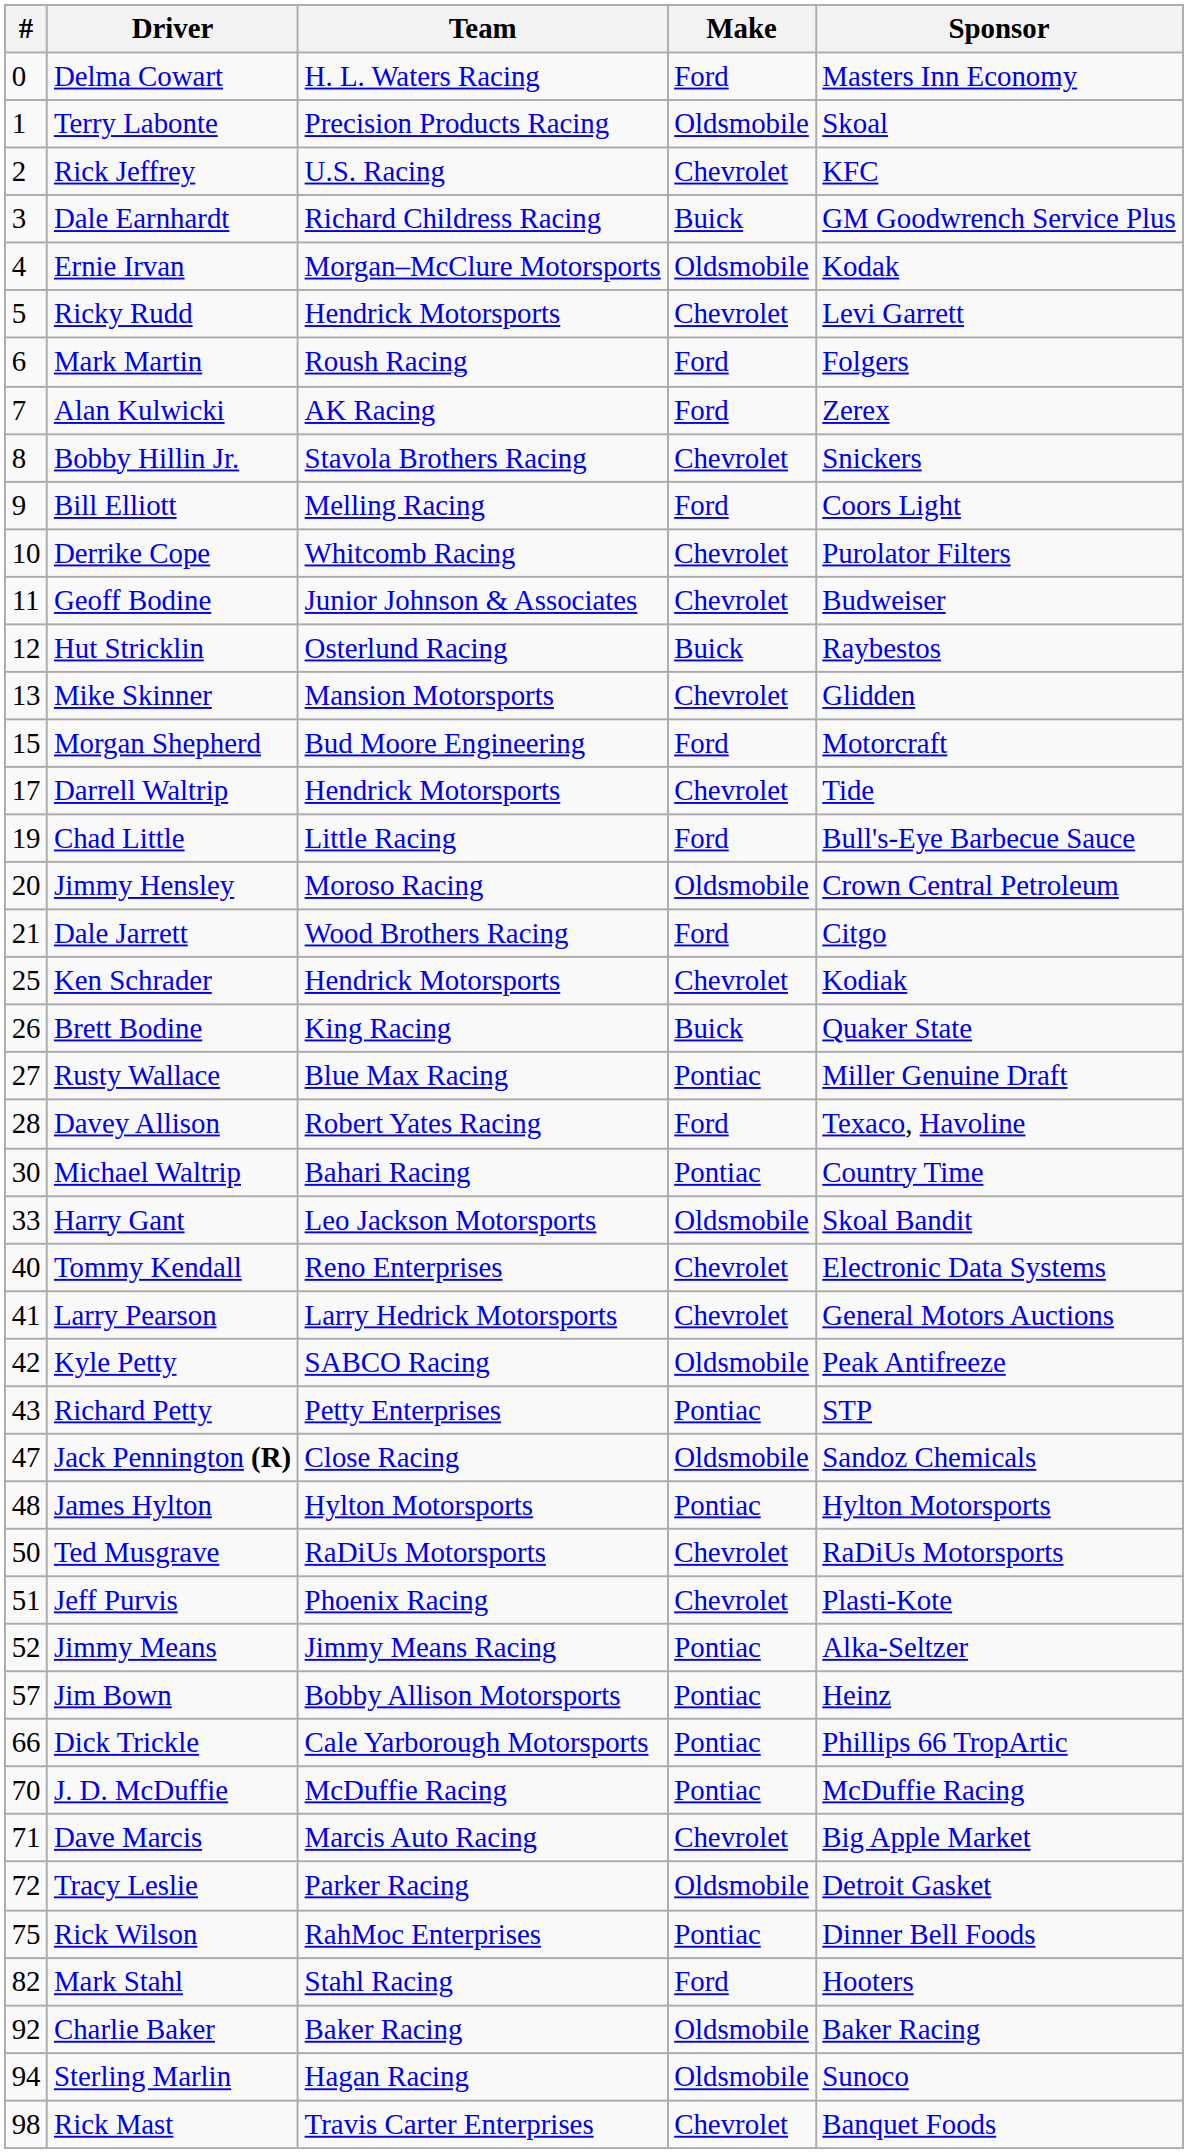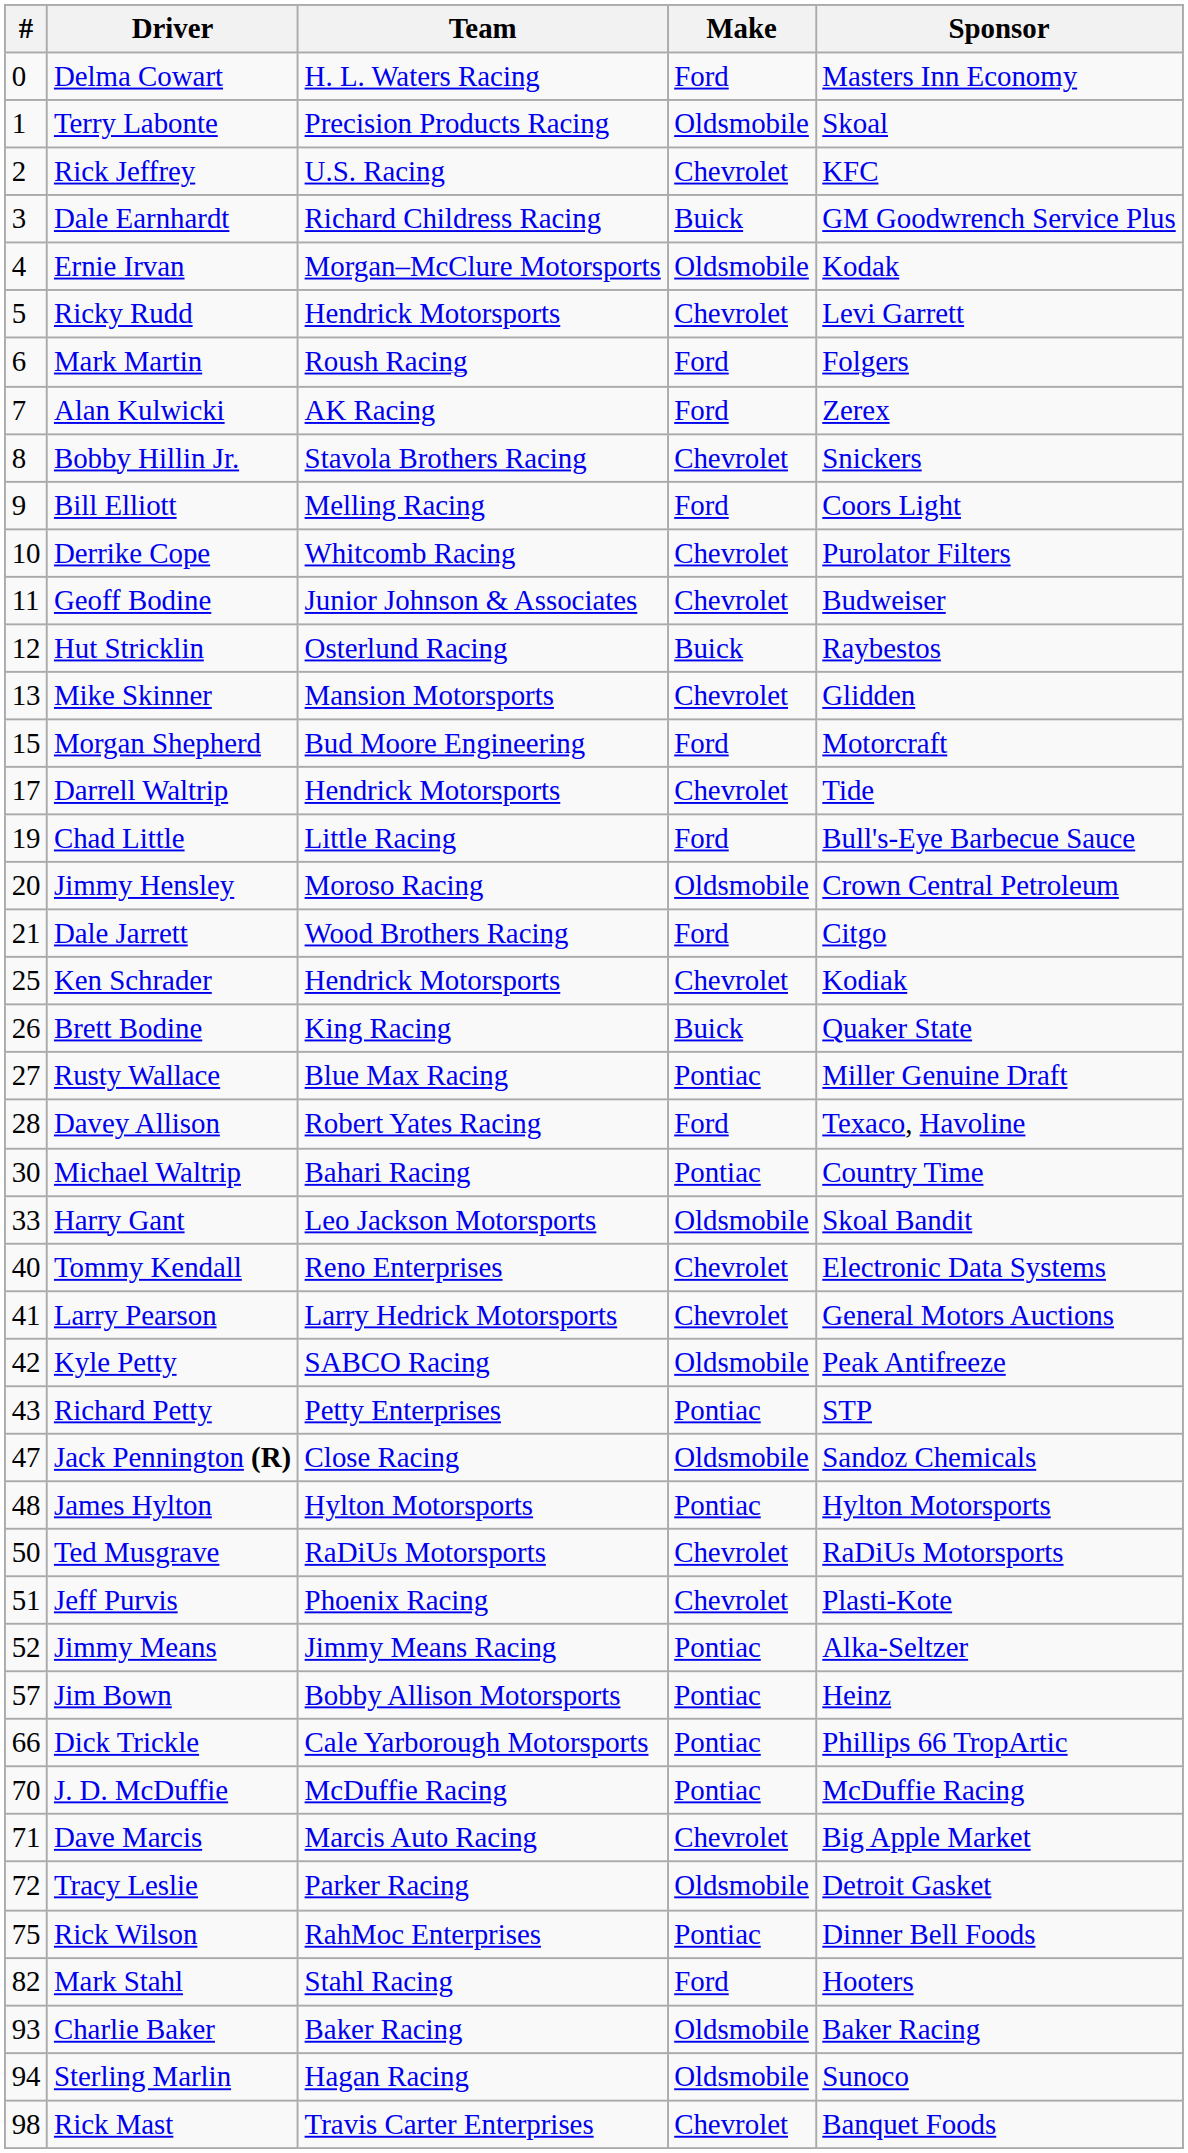(26, 2028) 92 -> (26, 2028) 93
